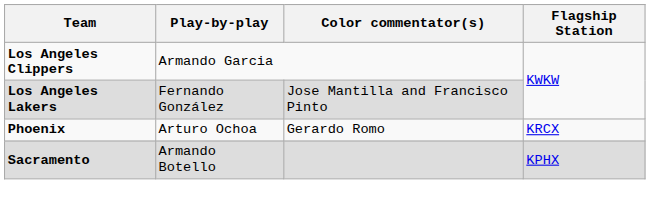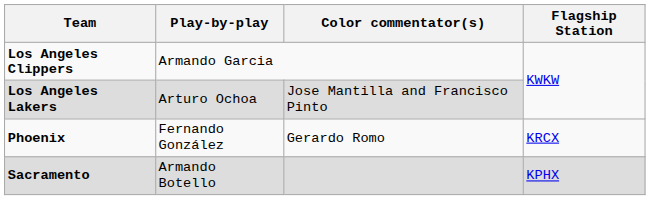(191, 100) Fernando González -> (208, 100) Arturo Ochoa
(208, 130) Arturo Ochoa -> (191, 138) Fernando González
